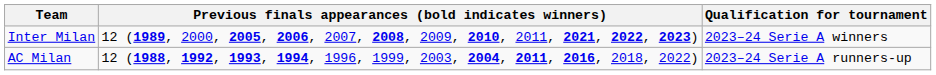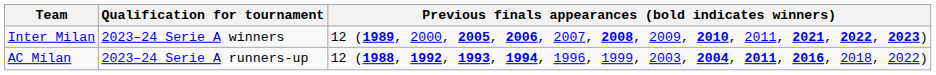columns swapped: (816, 15) <-> (400, 15)
